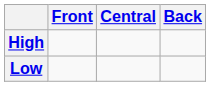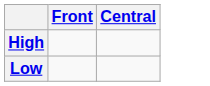- column: (183, 17)
